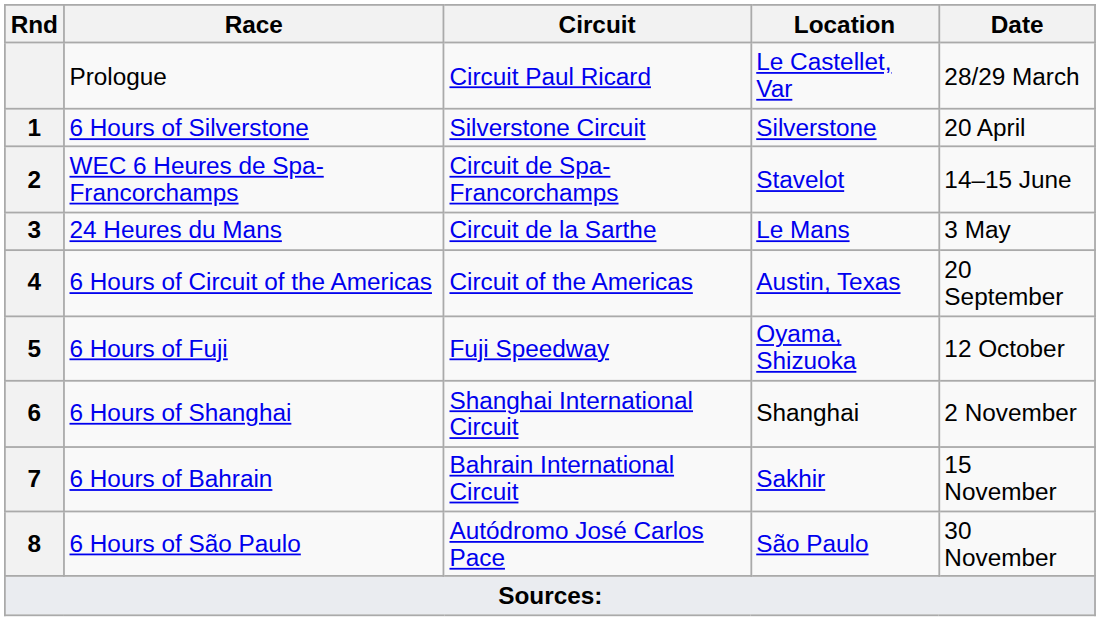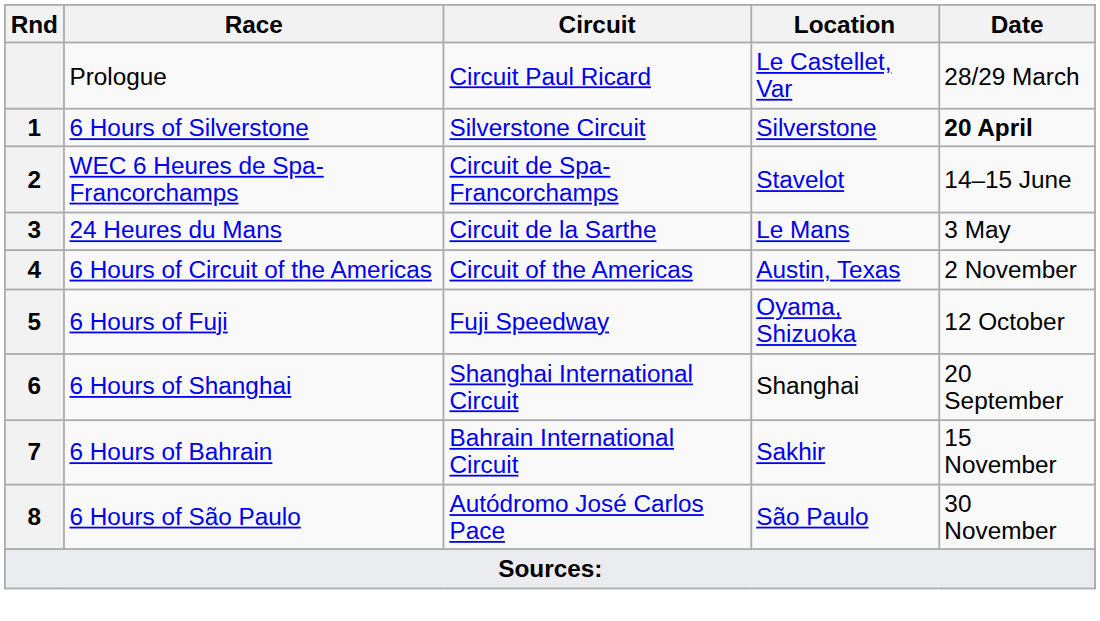(985, 127) normal -> (989, 127) bold
(1004, 283) 20 September -> (1011, 269) 2 November
(1011, 413) 2 November -> (1004, 386) 20 September
